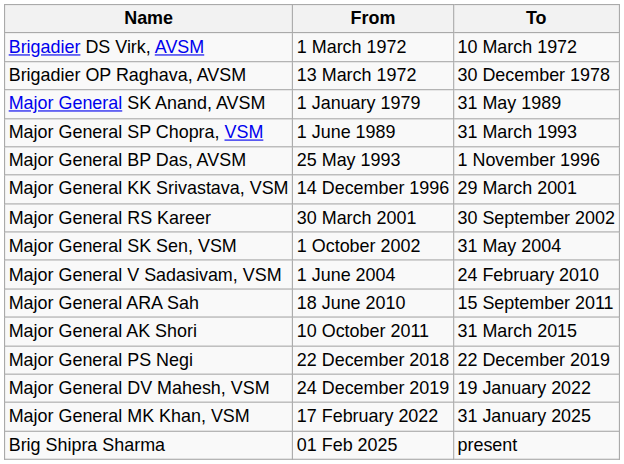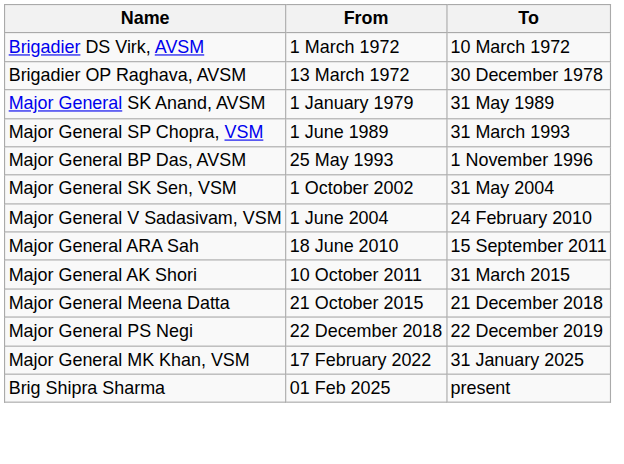- row: (149, 189)
- row: (110, 217)
+ row: (119, 302)
- row: (139, 388)
